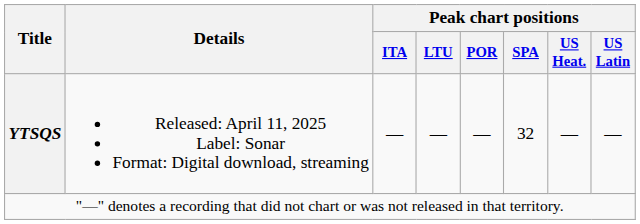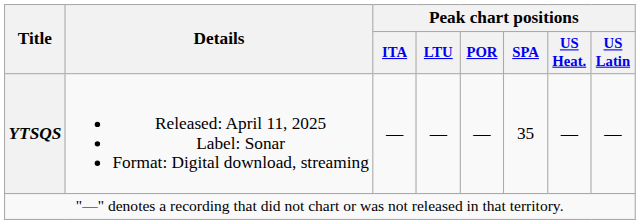(526, 133) 32 -> (526, 133) 35
